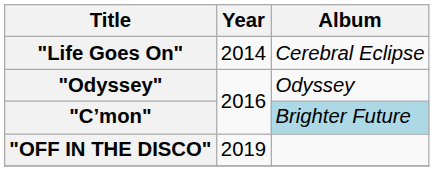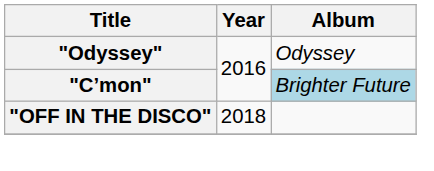- row: (110, 52)
(243, 149) 2019 -> (243, 117) 2018
